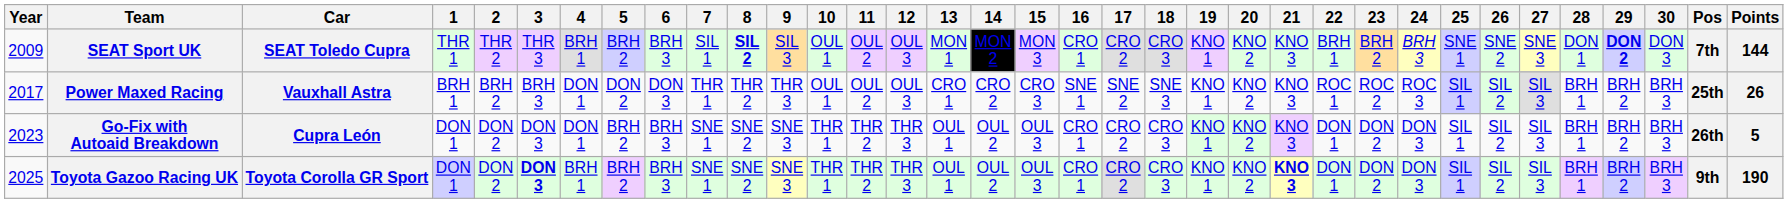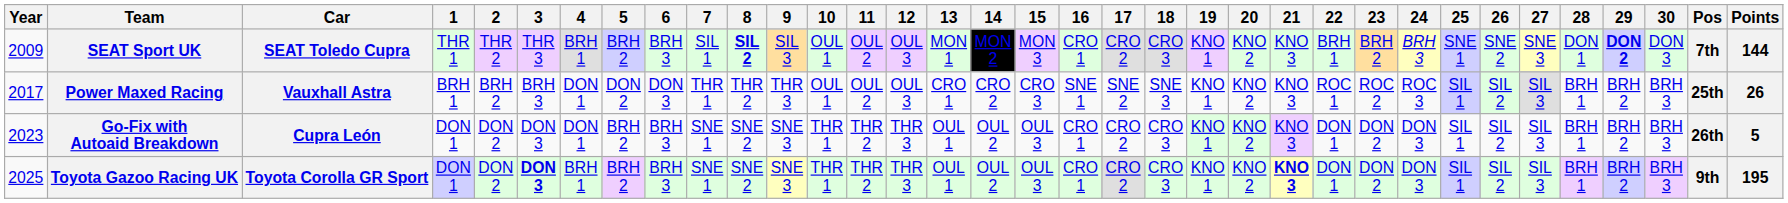(1755, 177) 190 -> (1755, 177) 195
